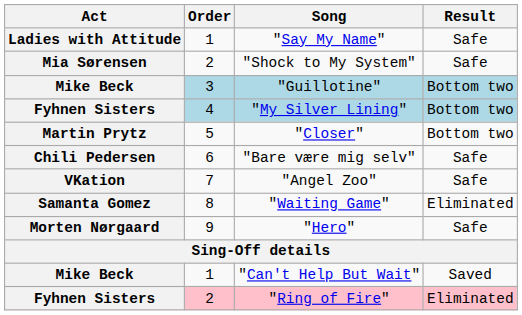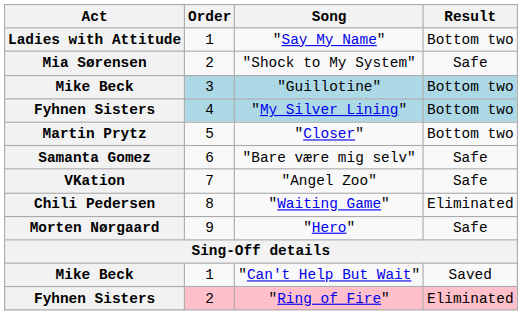(470, 40) Safe -> (470, 40) Bottom two
(95, 157) Chili Pedersen -> (95, 157) Samanta Gomez
(95, 204) Samanta Gomez -> (95, 204) Chili Pedersen
